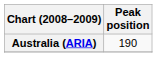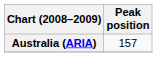(128, 43) 190 -> (128, 43) 157
